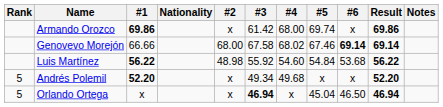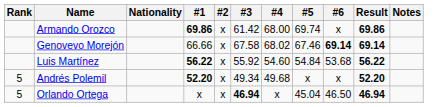columns swapped: (186, 13) <-> (142, 13)
(230, 45) 68.00 -> (223, 45) x
(230, 62) 48.98 -> (223, 62) x
